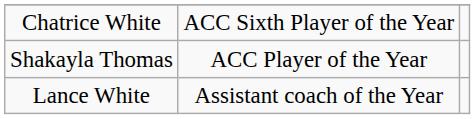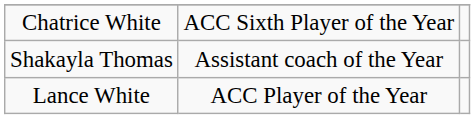(319, 58) ACC Player of the Year -> (319, 58) Assistant coach of the Year
(319, 95) Assistant coach of the Year -> (319, 95) ACC Player of the Year
